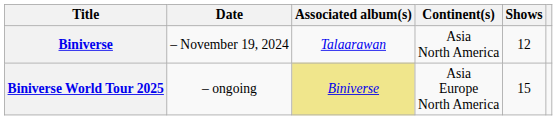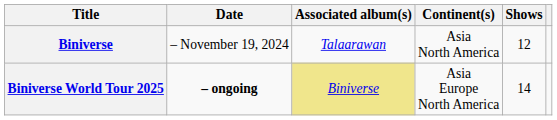(229, 89) normal -> (229, 89) bold
(524, 89) 15 -> (524, 89) 14
